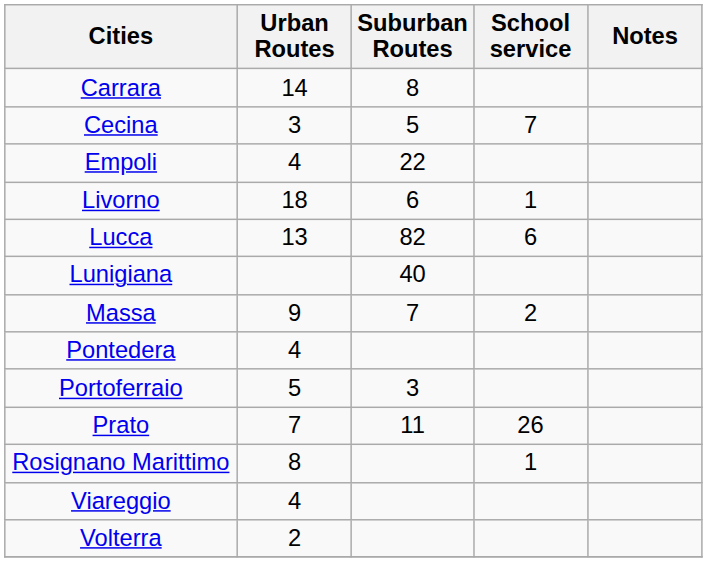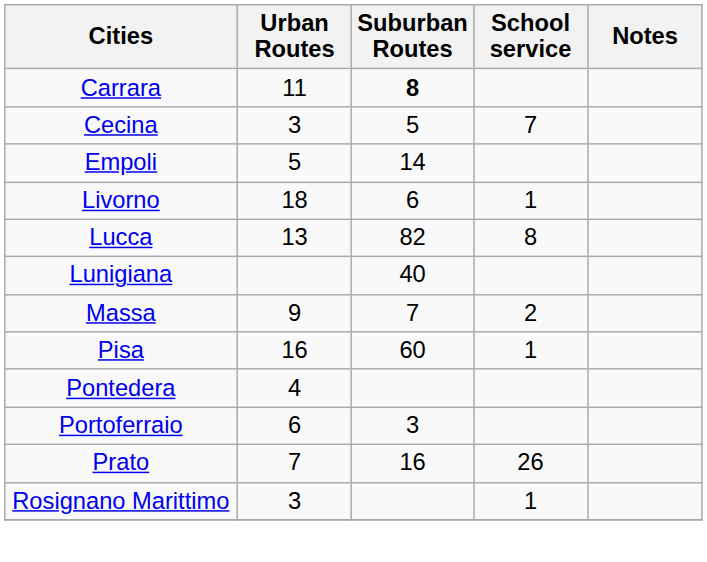(295, 87) 14 -> (295, 87) 11
(413, 87) normal -> (413, 87) bold
(295, 162) 4 -> (295, 162) 5
(413, 162) 22 -> (413, 162) 14
(531, 237) 6 -> (531, 237) 8
+ row: (121, 350)
(295, 387) 5 -> (295, 425) 6
(413, 425) 11 -> (413, 463) 16
(295, 463) 8 -> (295, 500) 3
- row: (121, 500)
- row: (121, 538)
